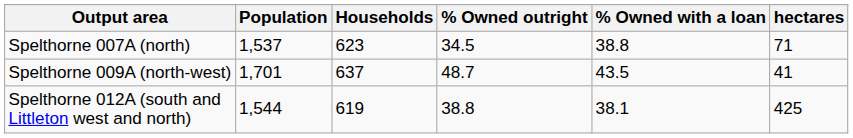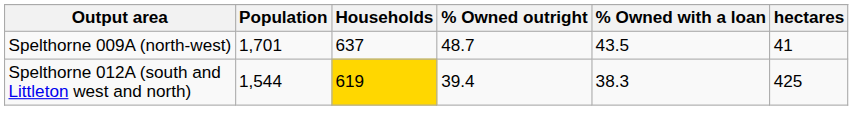- row: (99, 45)
(350, 109) no background -> (350, 82) gold background
(458, 109) 38.8 -> (458, 82) 39.4
(612, 109) 38.1 -> (612, 82) 38.3
